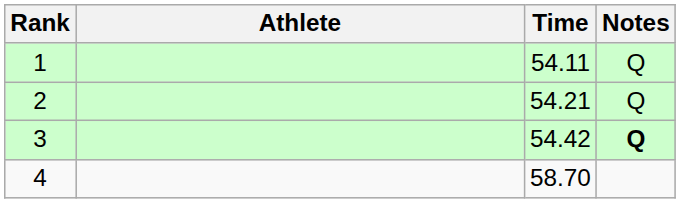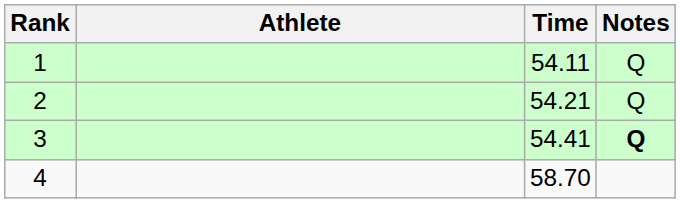(560, 139) 54.42 -> (560, 139) 54.41
